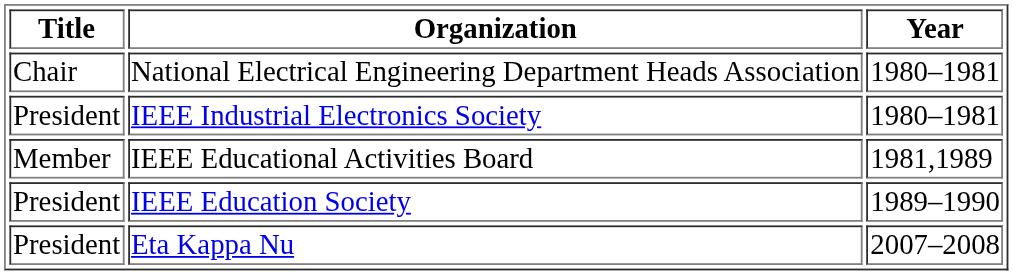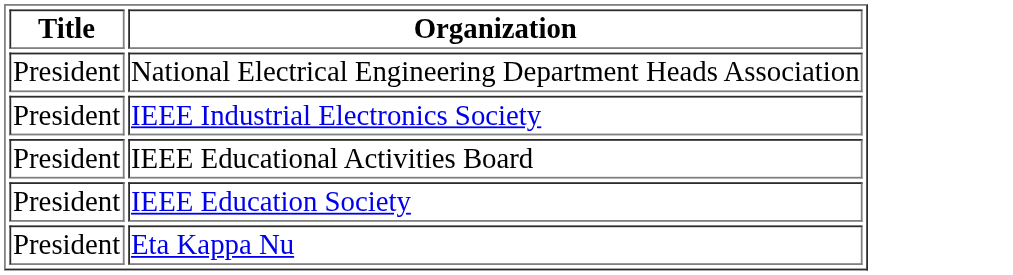- column: (935, 28)
(45, 71) Chair -> (67, 71) President
(62, 158) Member -> (67, 158) President
